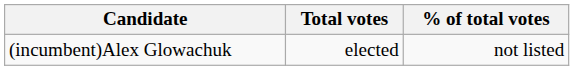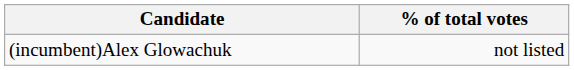- column: (344, 19)
